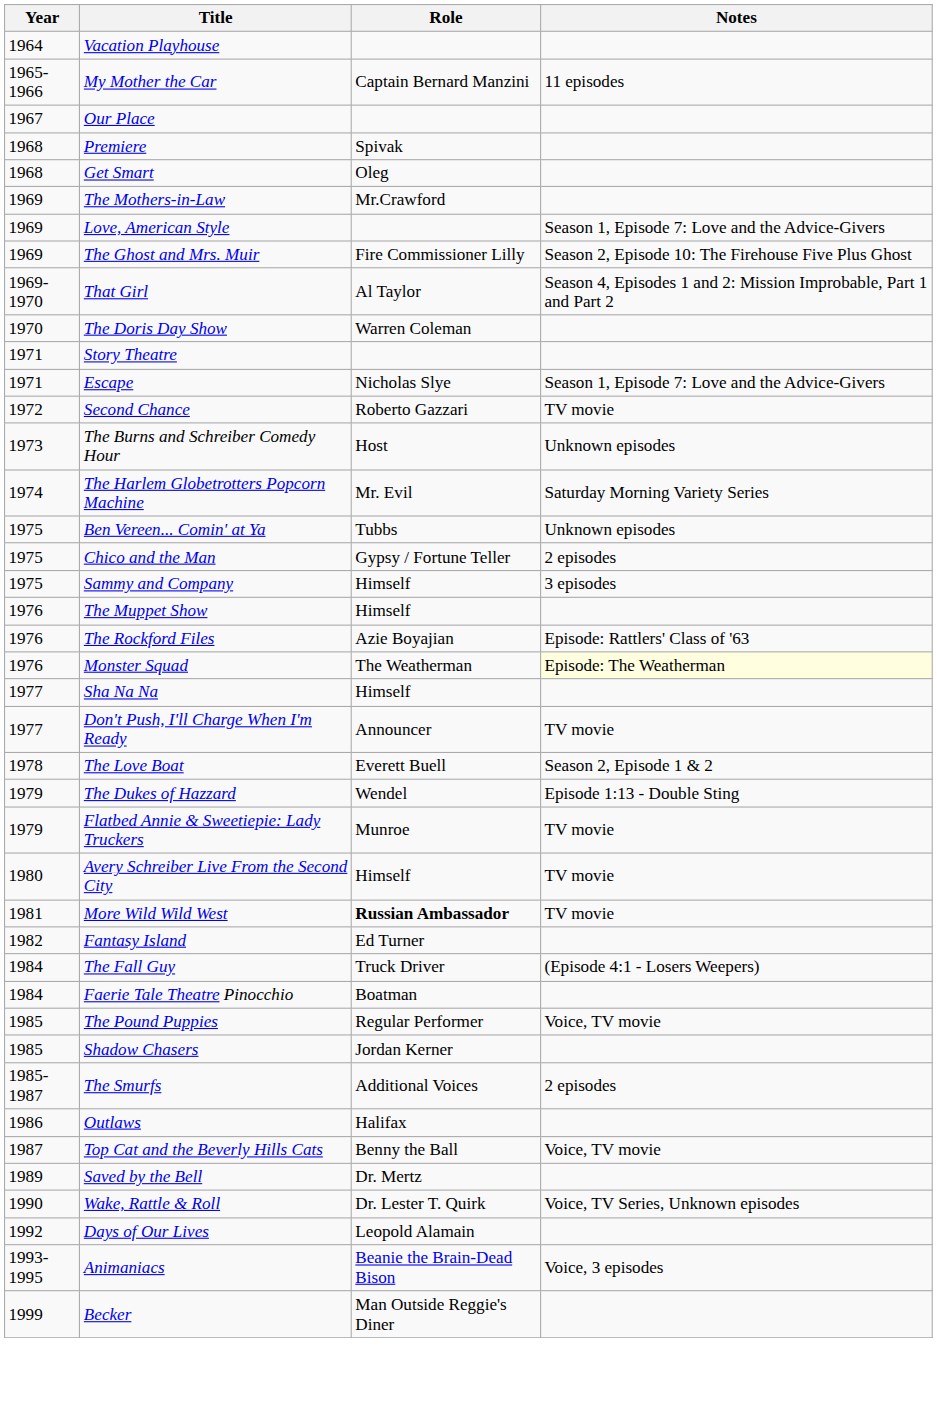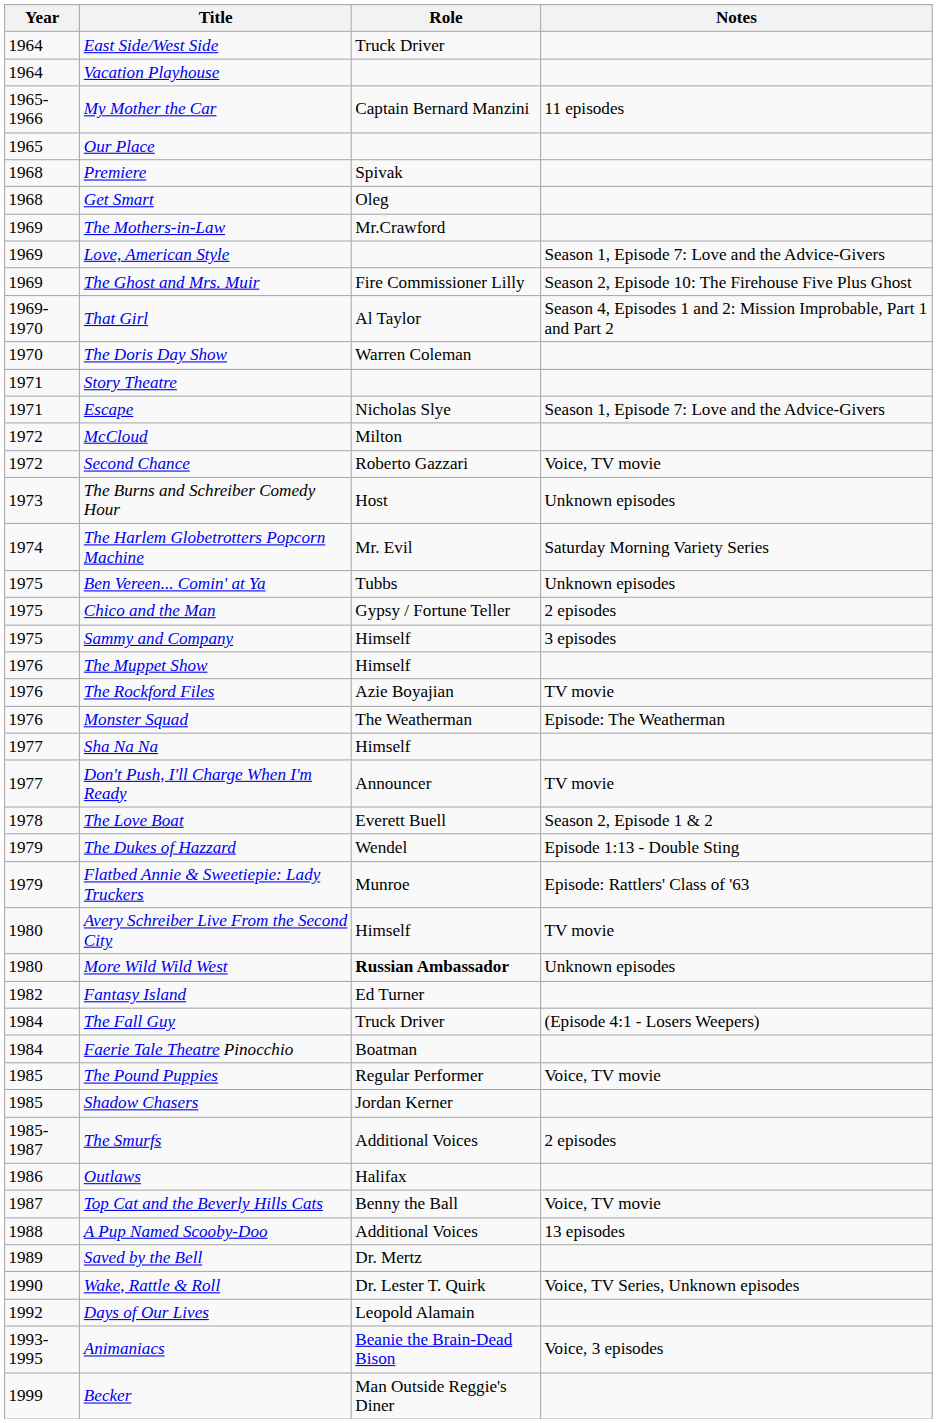+ row: (151, 45)
(26, 118) 1967 -> (26, 145) 1965
+ row: (116, 436)
(579, 409) TV movie -> (603, 463) Voice, TV movie
(647, 638) Episode: Rattlers' Class of '63 -> (579, 692) TV movie
(635, 665) lightyellow background -> (635, 719) no background
(579, 829) TV movie -> (647, 884) Episode: Rattlers' Class of '63
(26, 913) 1981 -> (26, 967) 1980
(579, 913) TV movie -> (610, 967) Unknown episodes
+ row: (176, 1231)
